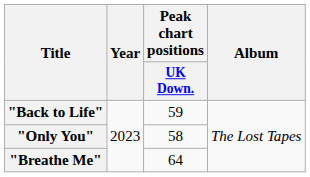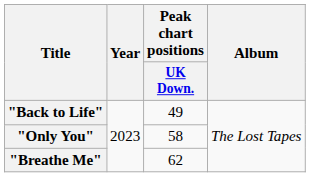(176, 112) 59 -> (176, 112) 49
(176, 160) 64 -> (176, 160) 62
